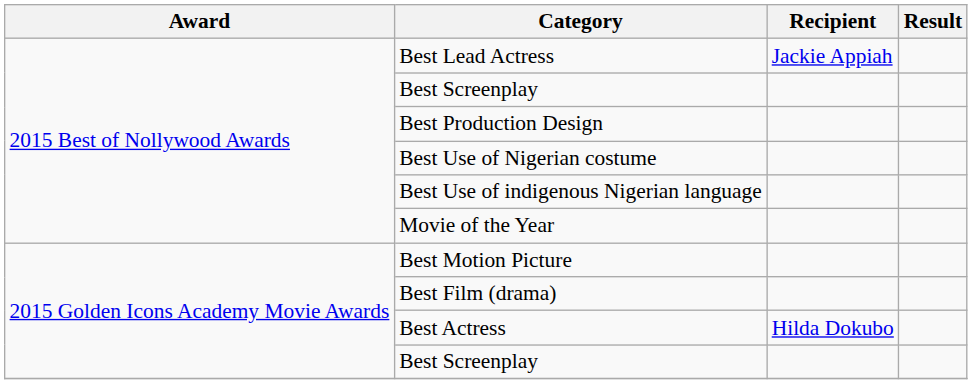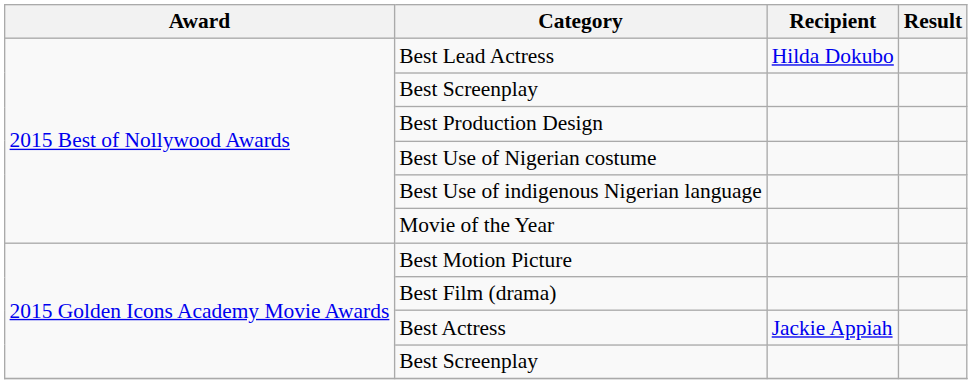(832, 55) Jackie Appiah -> (833, 55) Hilda Dokubo
(833, 327) Hilda Dokubo -> (832, 327) Jackie Appiah
